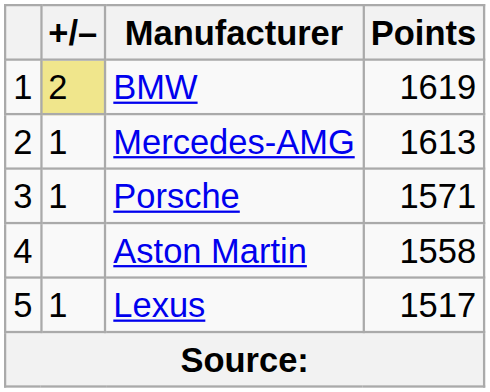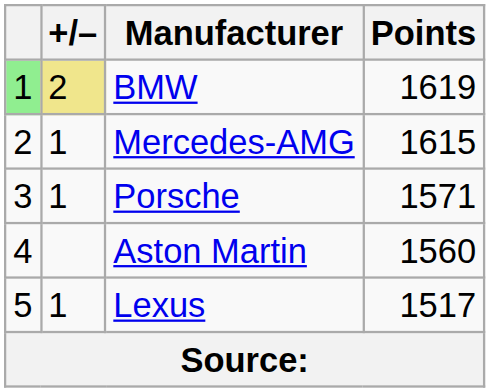(23, 87) no background -> (23, 87) lightgreen background
(438, 142) 1613 -> (438, 142) 1615
(438, 251) 1558 -> (438, 251) 1560
